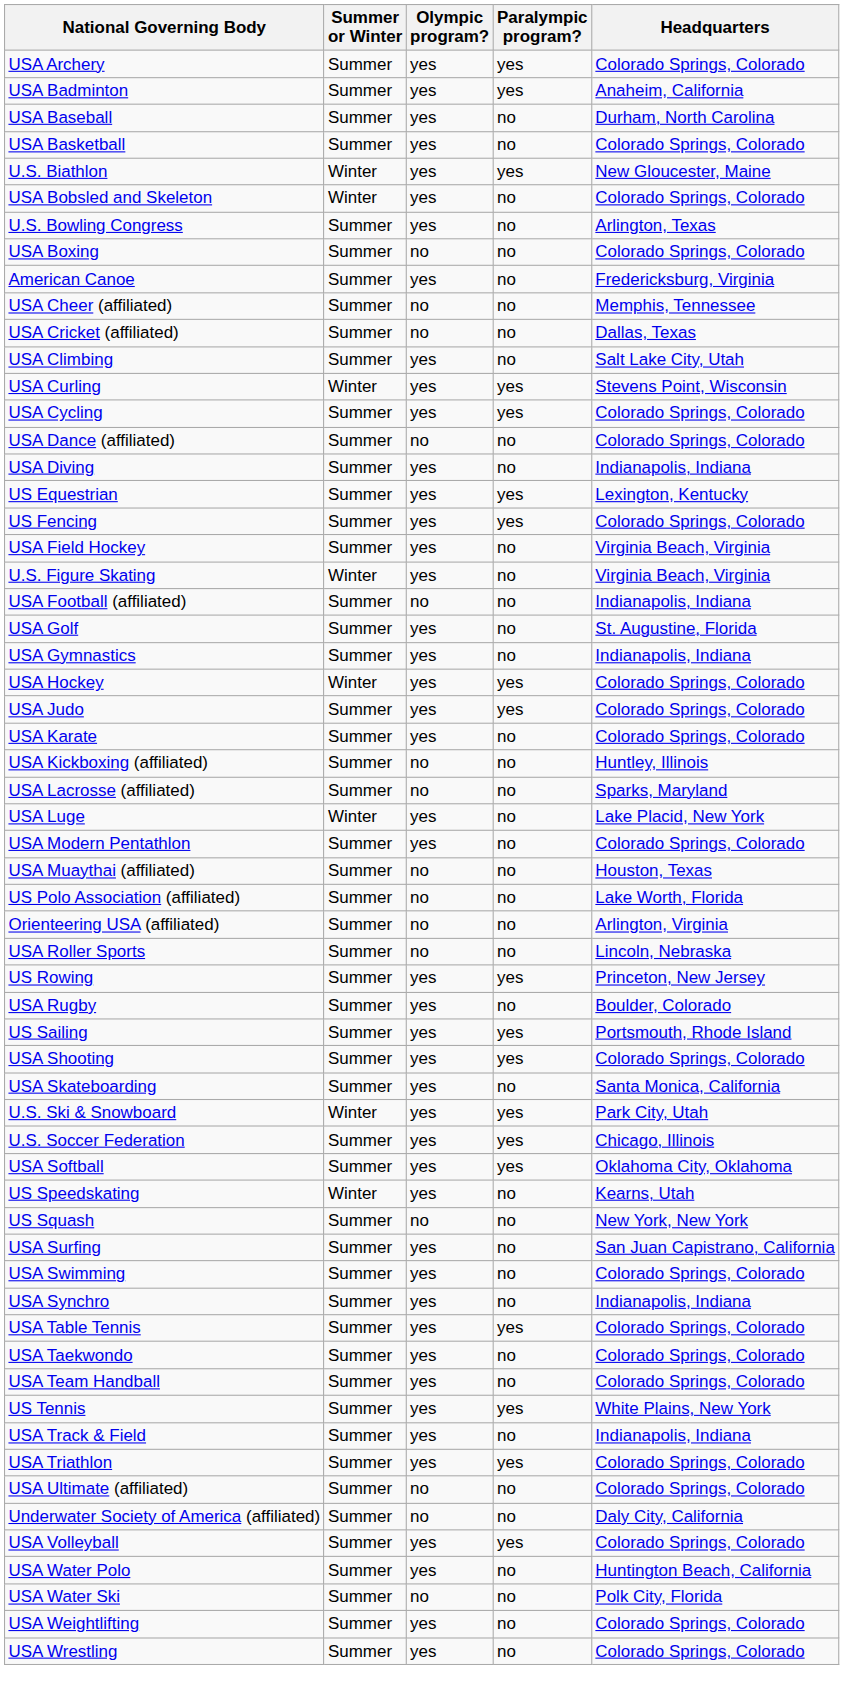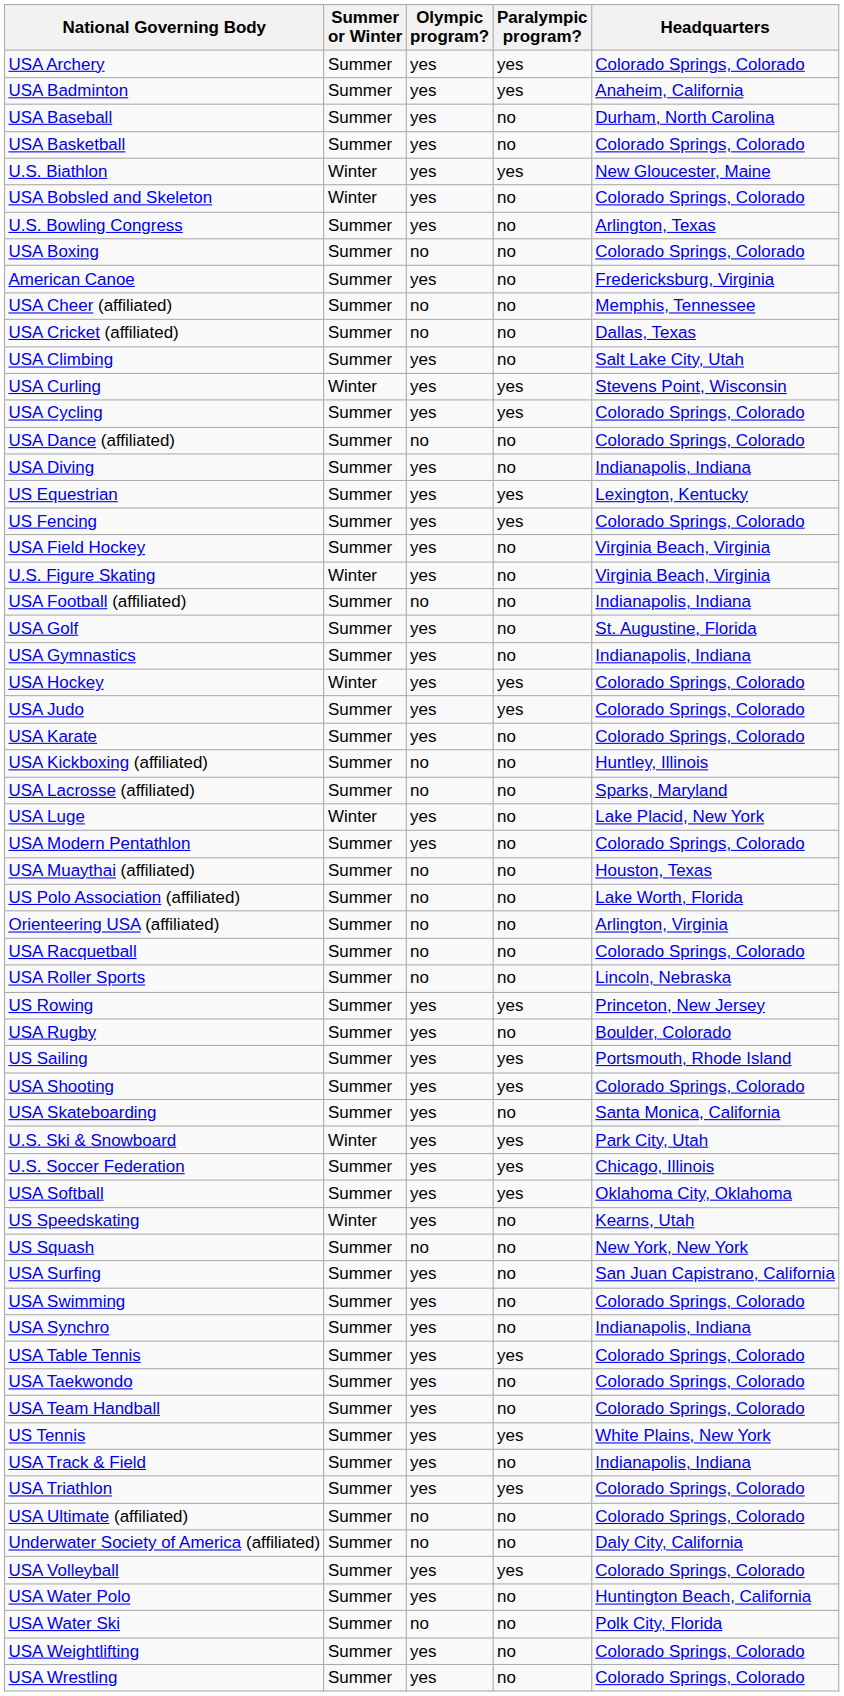+ row: (73, 951)
